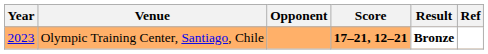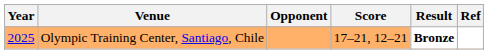(21, 38) 2023 -> (21, 38) 2025
(371, 38) bold -> (371, 38) normal
